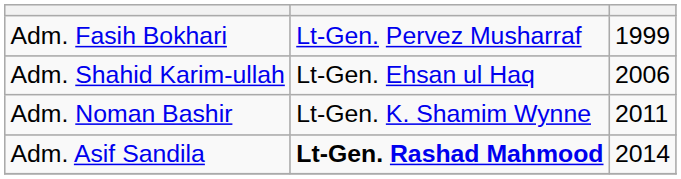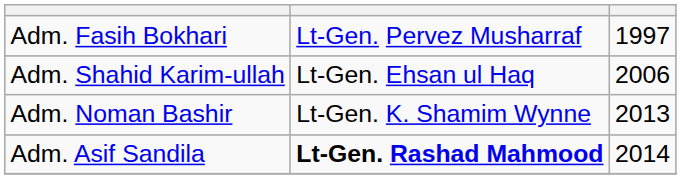(643, 35) 1999 -> (643, 35) 1997
(642, 114) 2011 -> (643, 114) 2013
